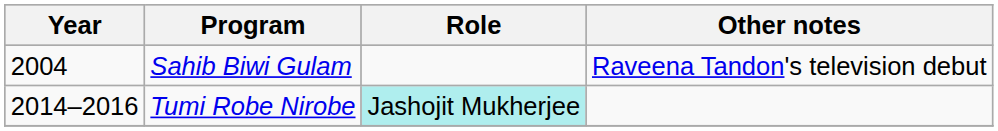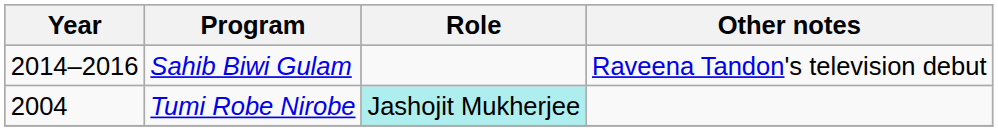(39, 66) 2004 -> (75, 66) 2014–2016
(75, 106) 2014–2016 -> (39, 106) 2004
